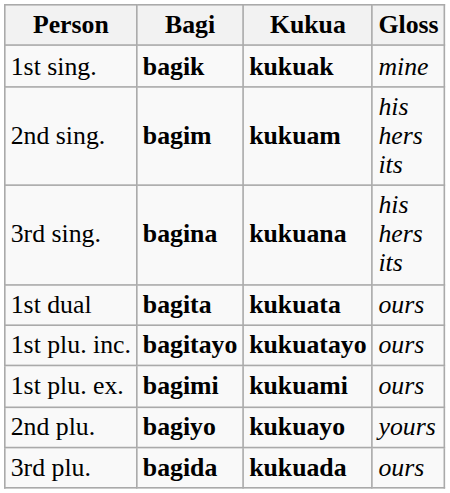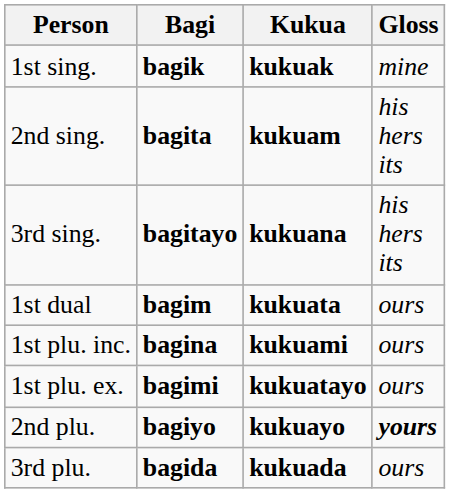(177, 135) bagim -> (177, 135) bagita
(180, 234) bagina -> (190, 234) bagitayo
(177, 304) bagita -> (177, 304) bagim
(190, 345) bagitayo -> (180, 345) bagina
(308, 345) kukuatayo -> (299, 345) kukuami
(299, 385) kukuami -> (308, 385) kukuatayo
(407, 426) normal -> (408, 426) bold
